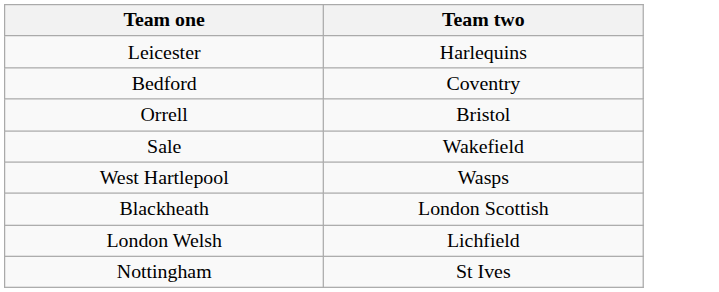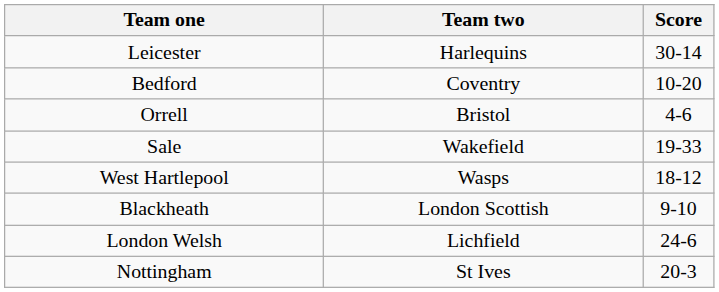+ column: (678, 20)
